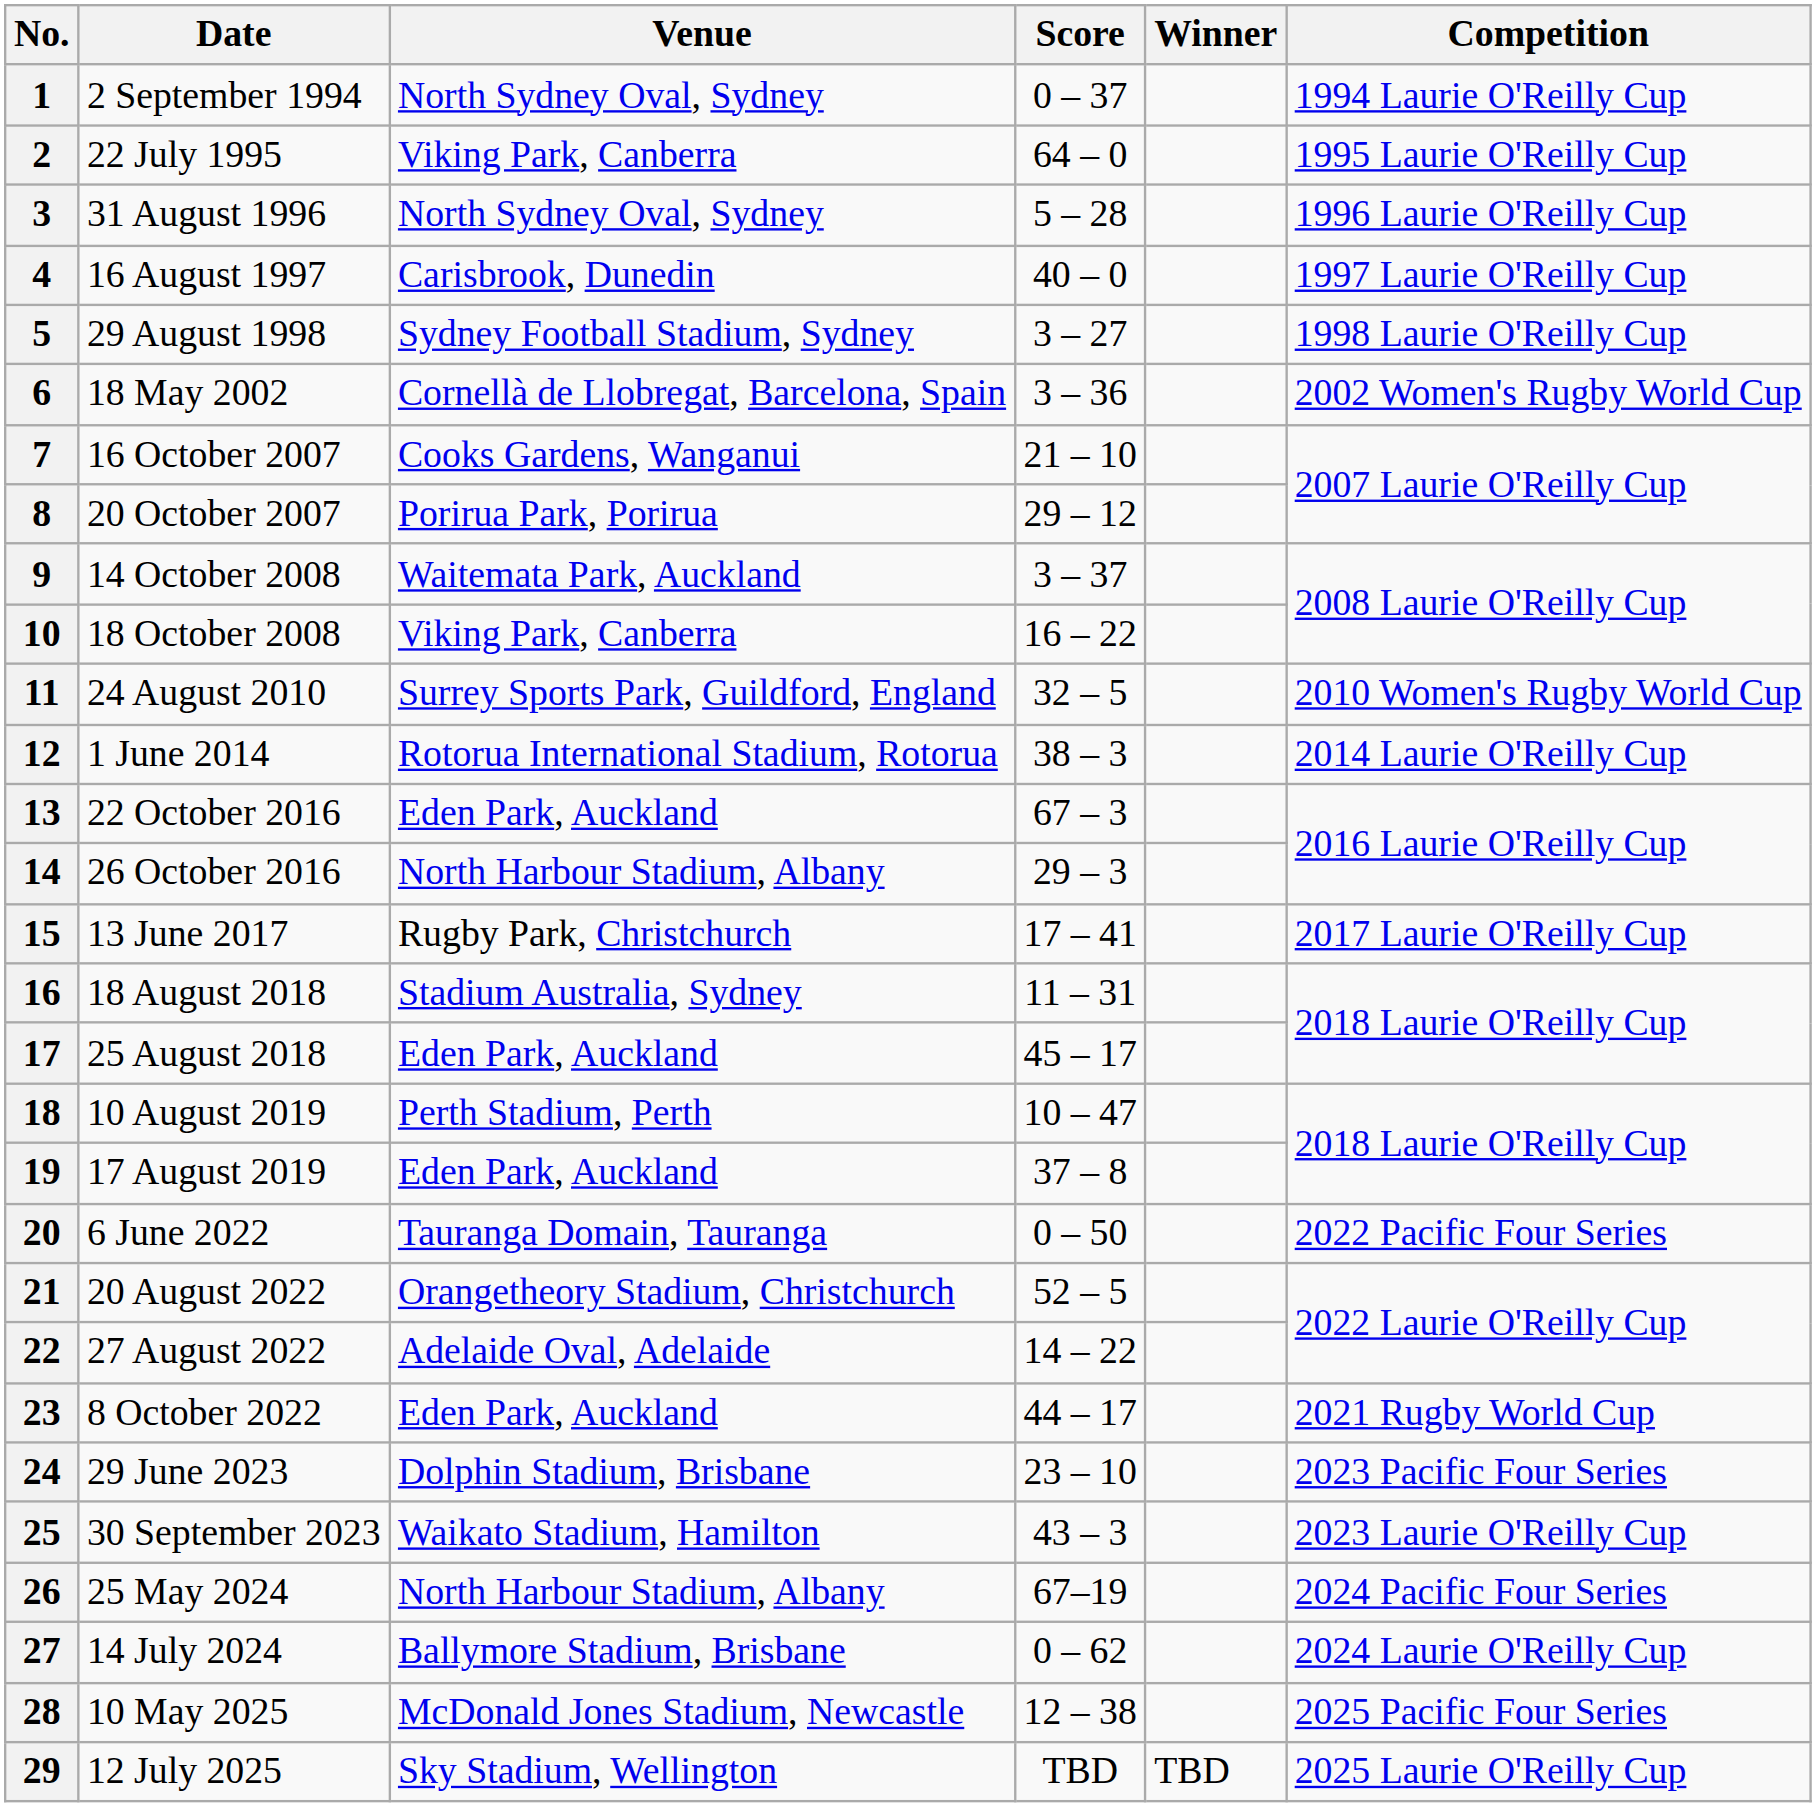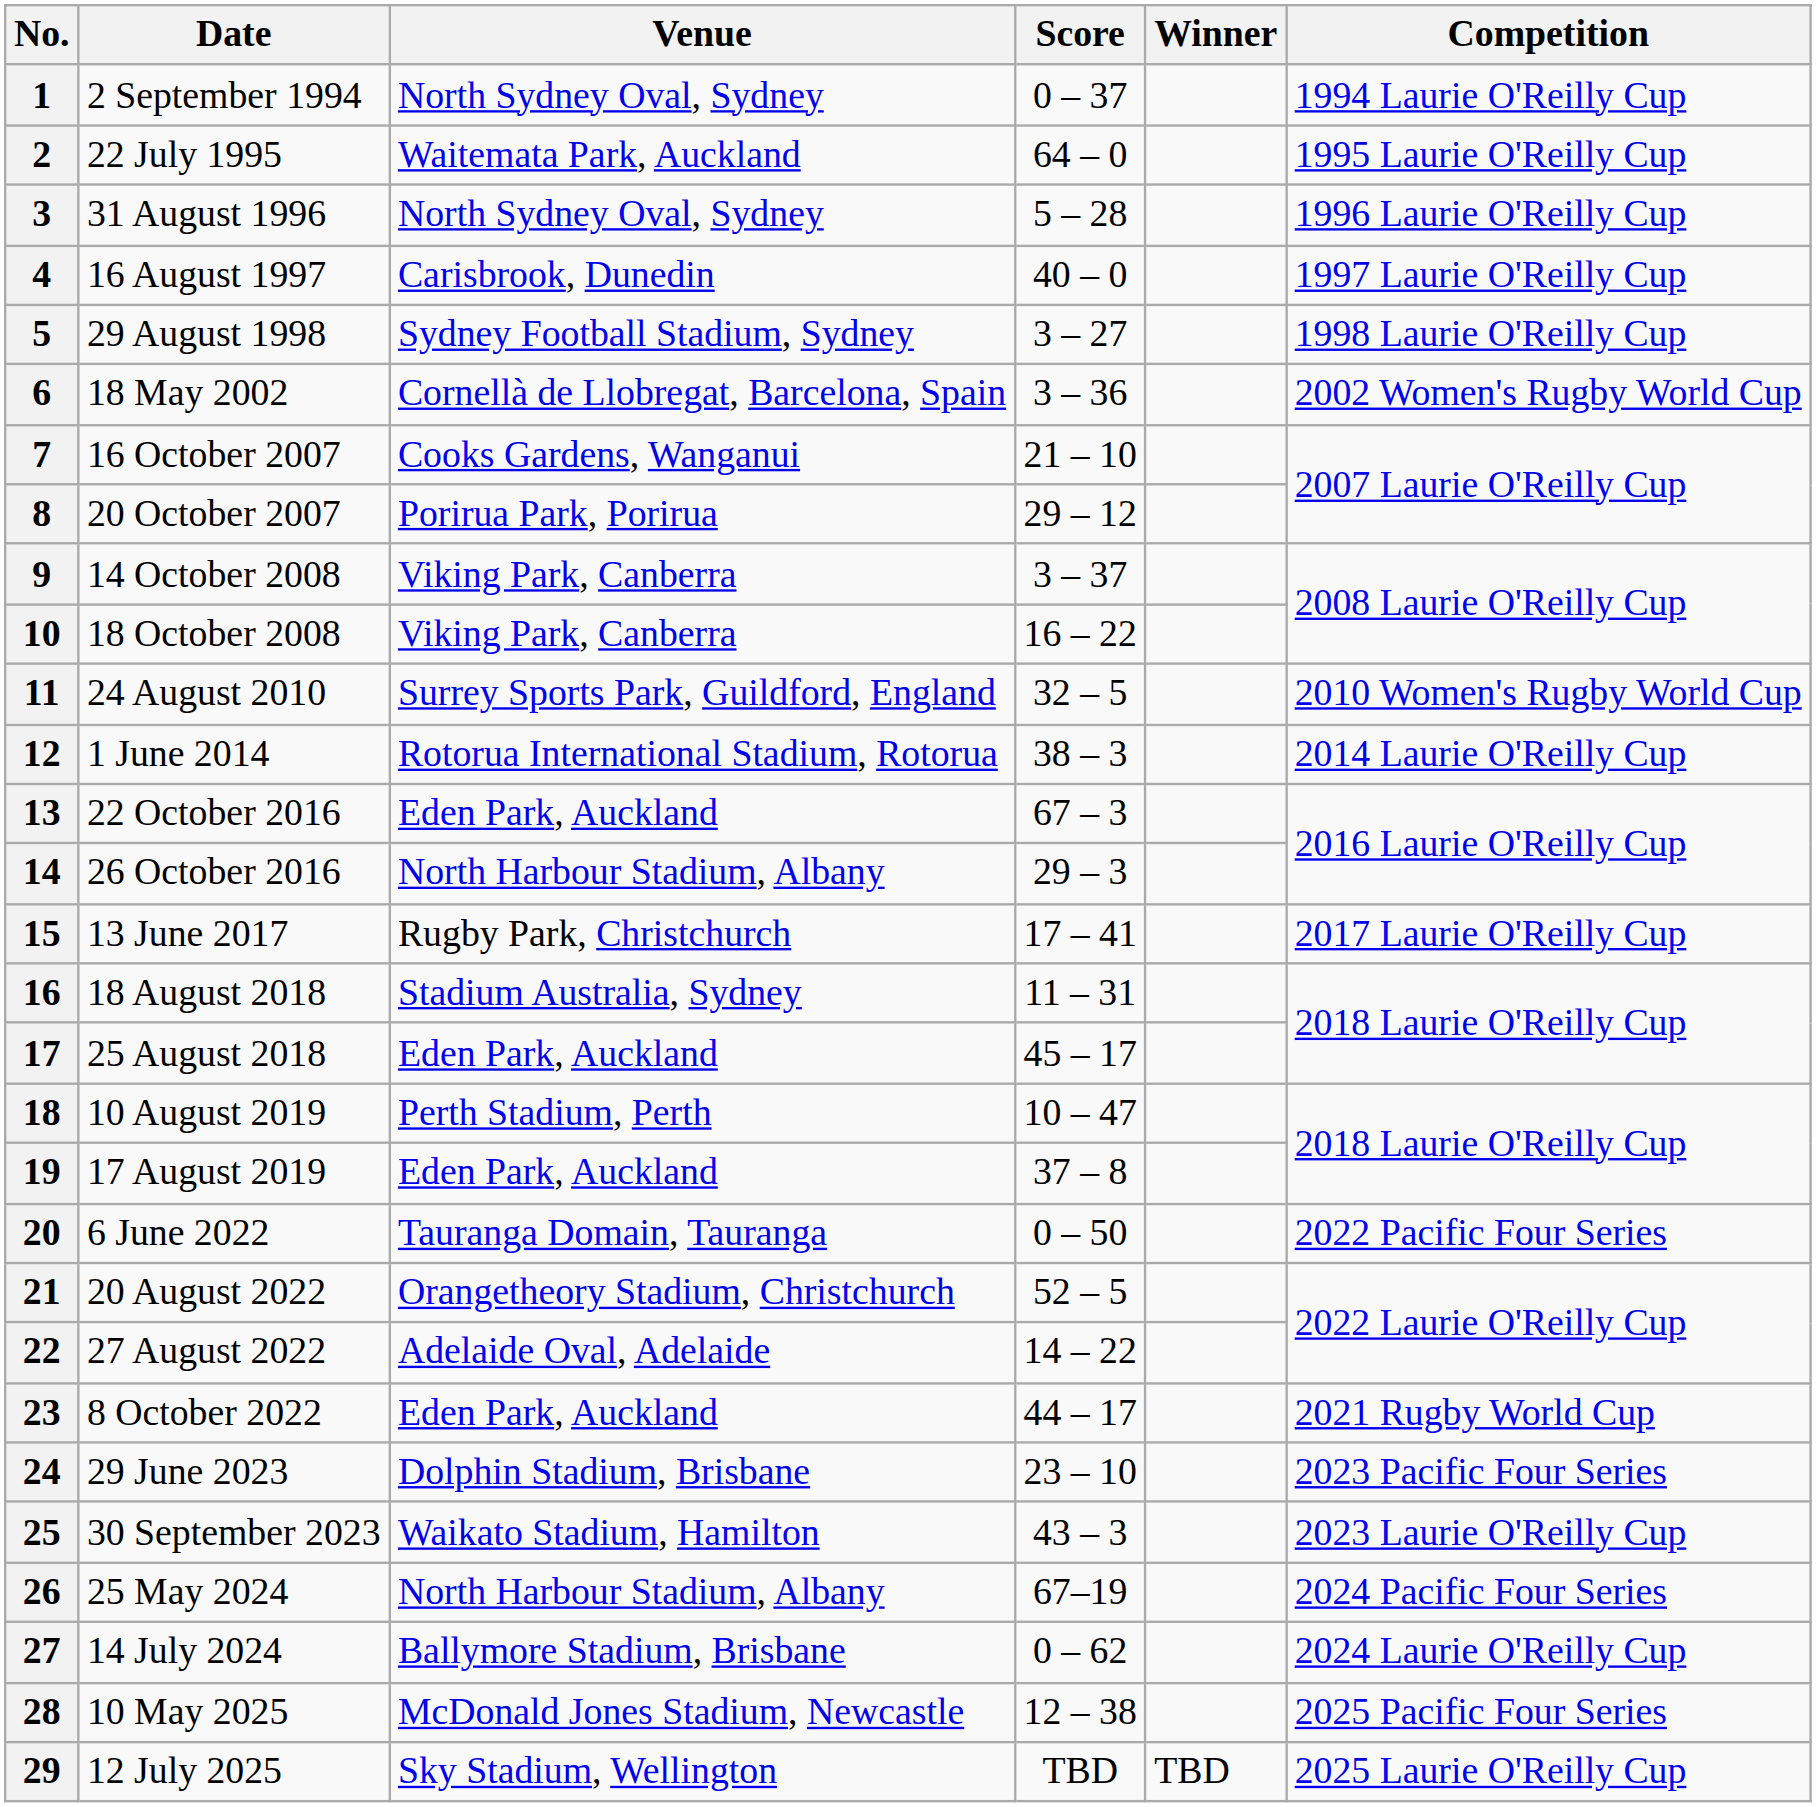(567, 154) Viking Park, Canberra -> (599, 154) Waitemata Park, Auckland
(599, 573) Waitemata Park, Auckland -> (567, 573) Viking Park, Canberra
